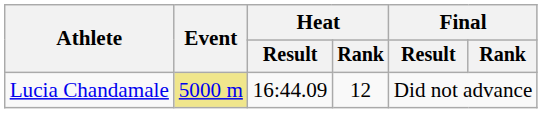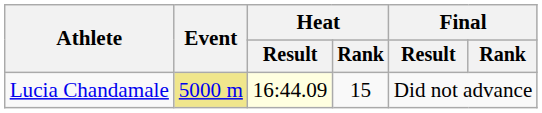(290, 90) no background -> (290, 90) lightyellow background
(361, 90) 12 -> (361, 90) 15
